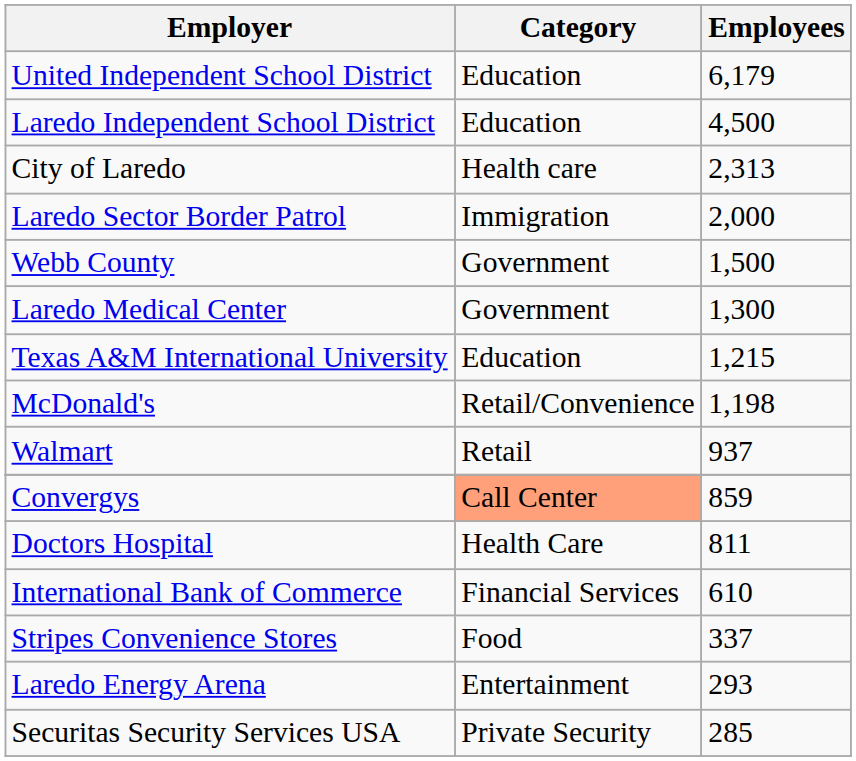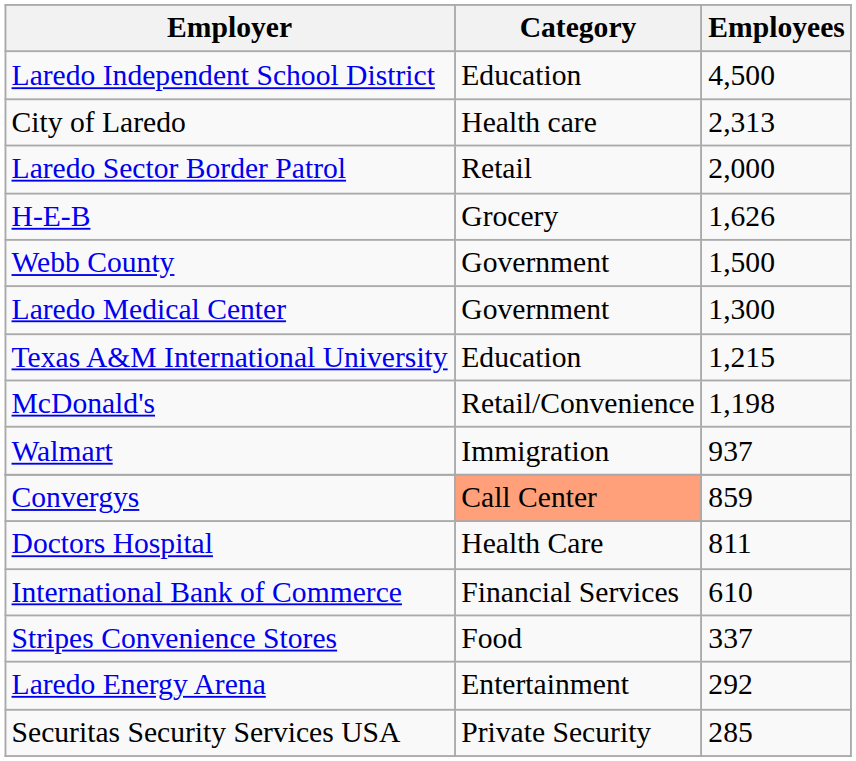- row: (222, 74)
(535, 215) Immigration -> (497, 168) Retail
+ row: (51, 215)
(497, 450) Retail -> (535, 450) Immigration
(731, 685) 293 -> (731, 685) 292
